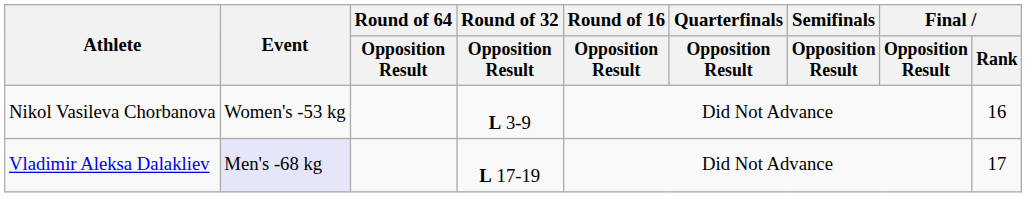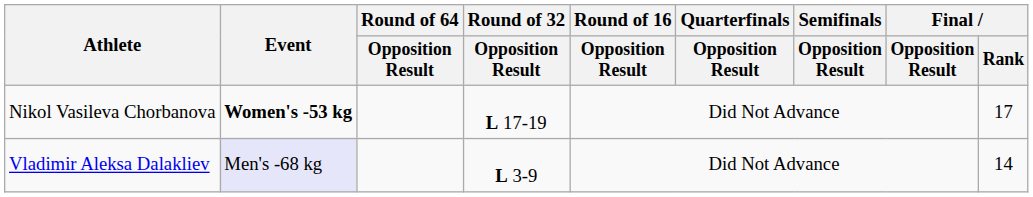(285, 112) normal -> (288, 112) bold
(510, 123) L 3-9 -> (516, 123) L 17-19
(997, 112) 16 -> (1003, 112) 17
(510, 176) L 17-19 -> (516, 176) L 3-9
(997, 165) 17 -> (1003, 165) 14
